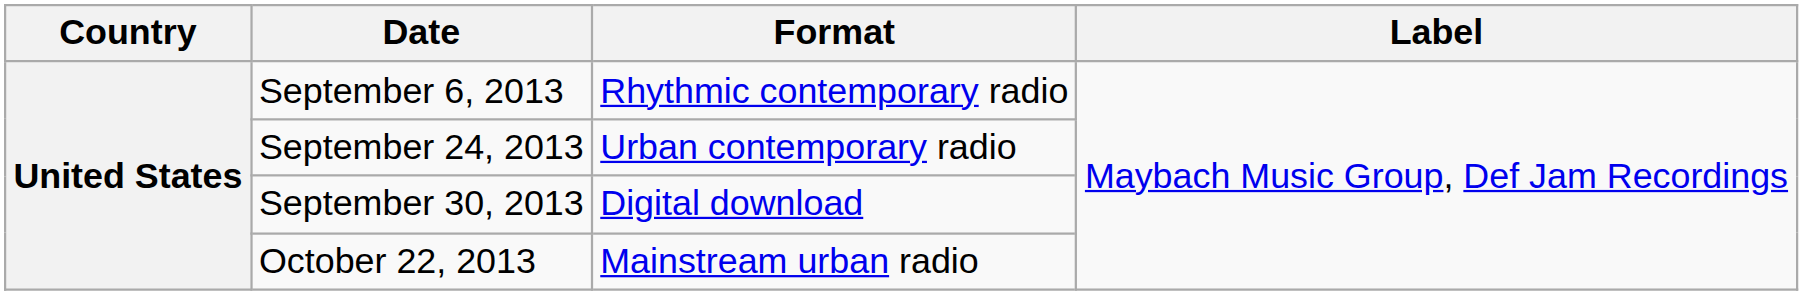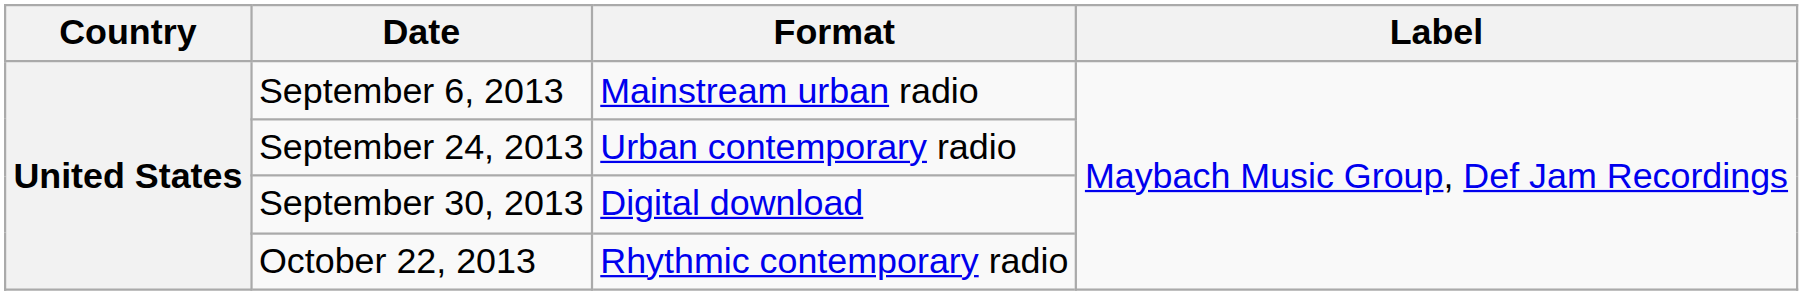(834, 89) Rhythmic contemporary radio -> (790, 89) Mainstream urban radio
(790, 260) Mainstream urban radio -> (834, 260) Rhythmic contemporary radio
